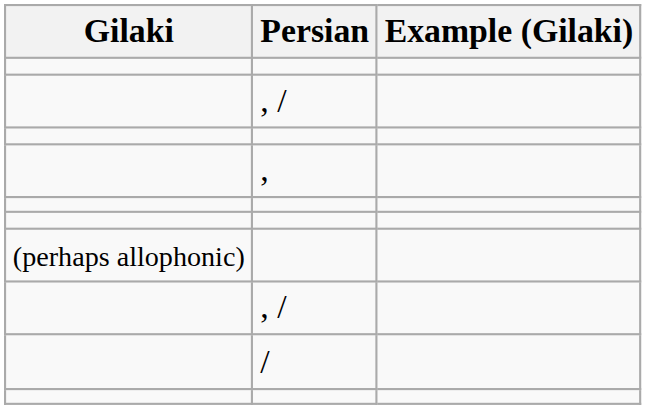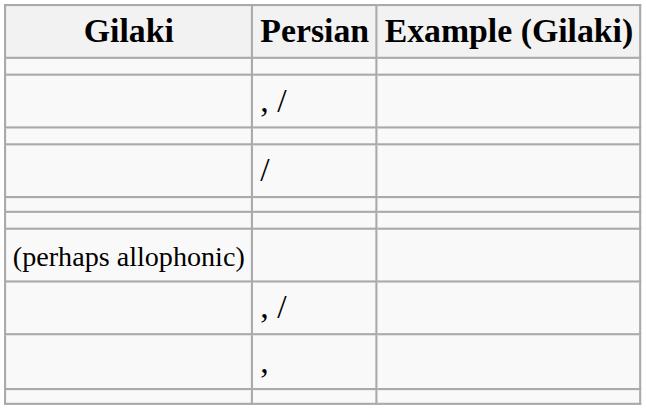rows swapped: (129, 170) <-> (129, 362)
